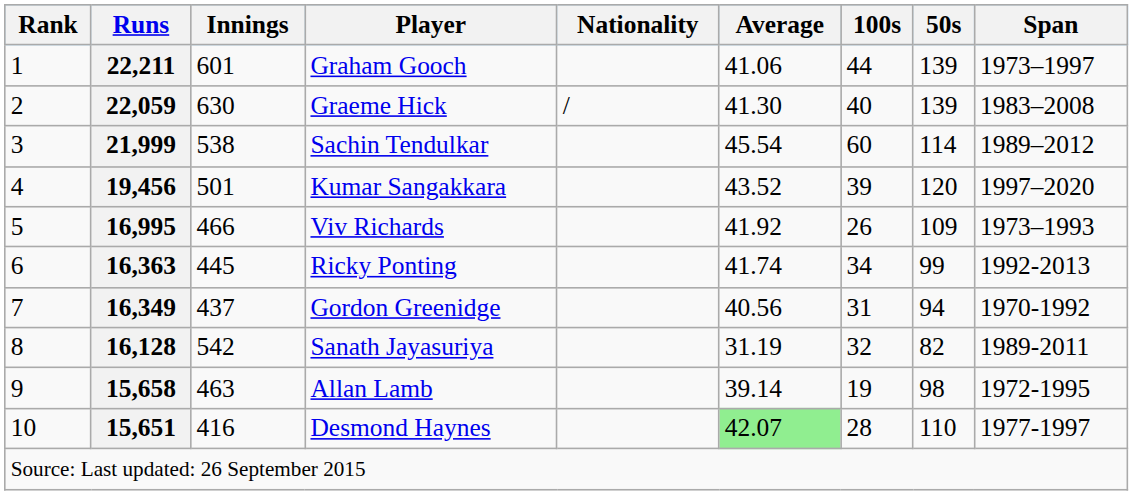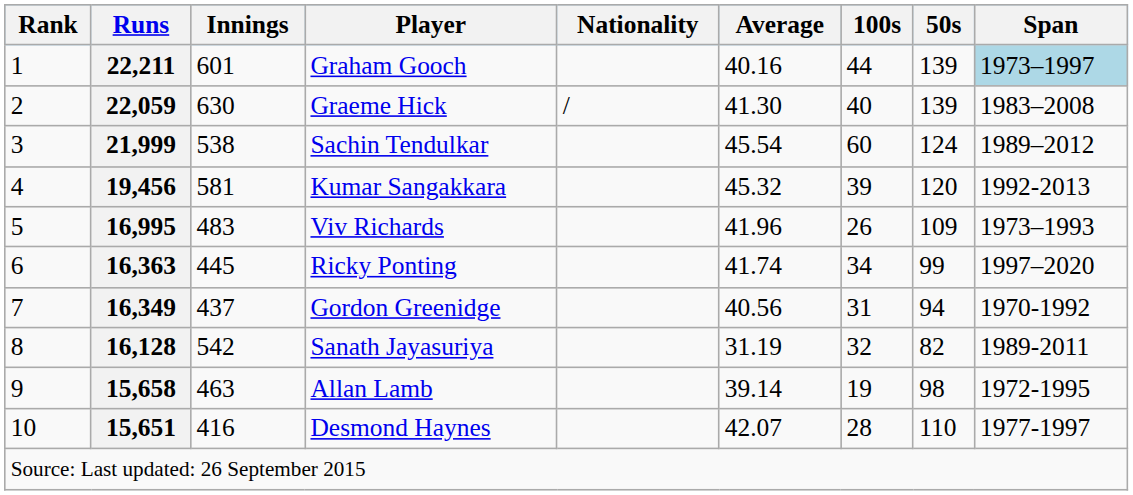(753, 65) 41.06 -> (753, 65) 40.16
(1037, 65) no background -> (1037, 65) lightblue background
(938, 145) 114 -> (938, 145) 124
(216, 186) 501 -> (216, 186) 581
(753, 186) 43.52 -> (753, 186) 45.32
(1037, 186) 1997–2020 -> (1035, 186) 1992-2013
(216, 226) 466 -> (216, 226) 483
(753, 226) 41.92 -> (753, 226) 41.96
(1035, 266) 1992-2013 -> (1037, 266) 1997–2020
(753, 428) lightgreen background -> (753, 428) no background
